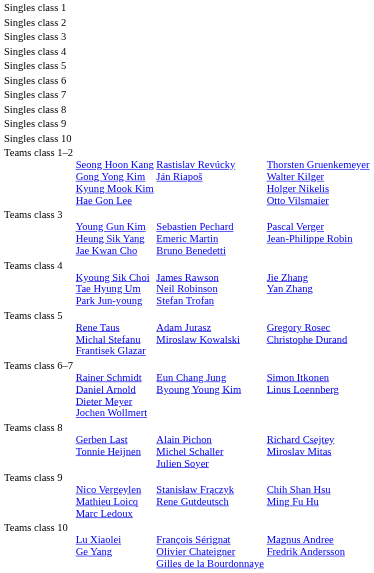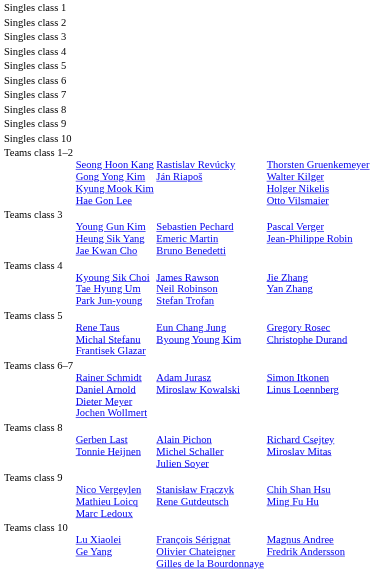(198, 333) Adam Jurasz Miroslaw Kowalski -> (199, 333) Eun Chang Jung Byoung Young Kim
(199, 383) Eun Chang Jung Byoung Young Kim -> (198, 383) Adam Jurasz Miroslaw Kowalski
